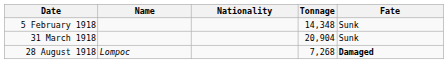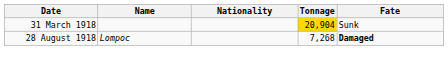- row: (58, 25)
(320, 38) no background -> (320, 25) gold background
